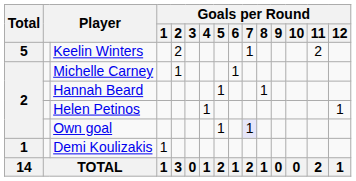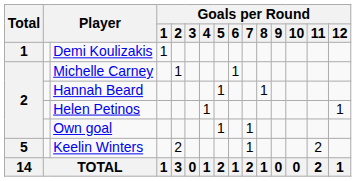rows swapped: (98, 52) <-> (103, 148)
(250, 129) lavender background -> (250, 129) no background
